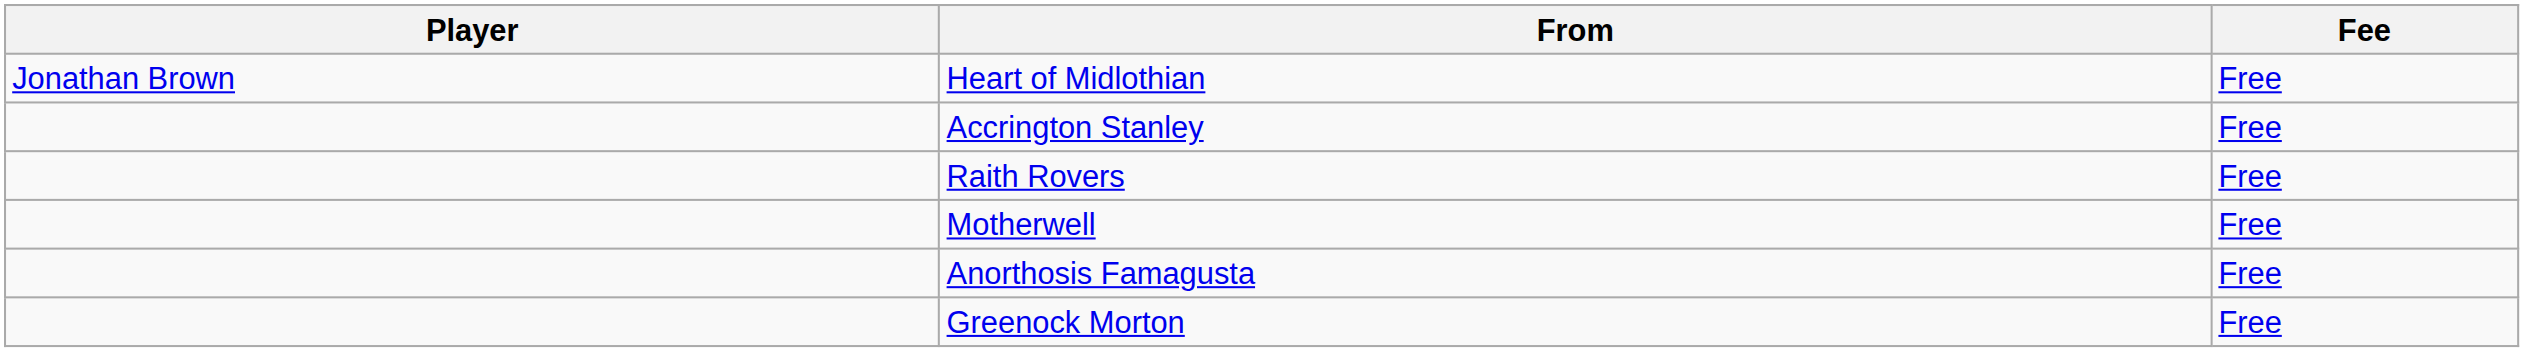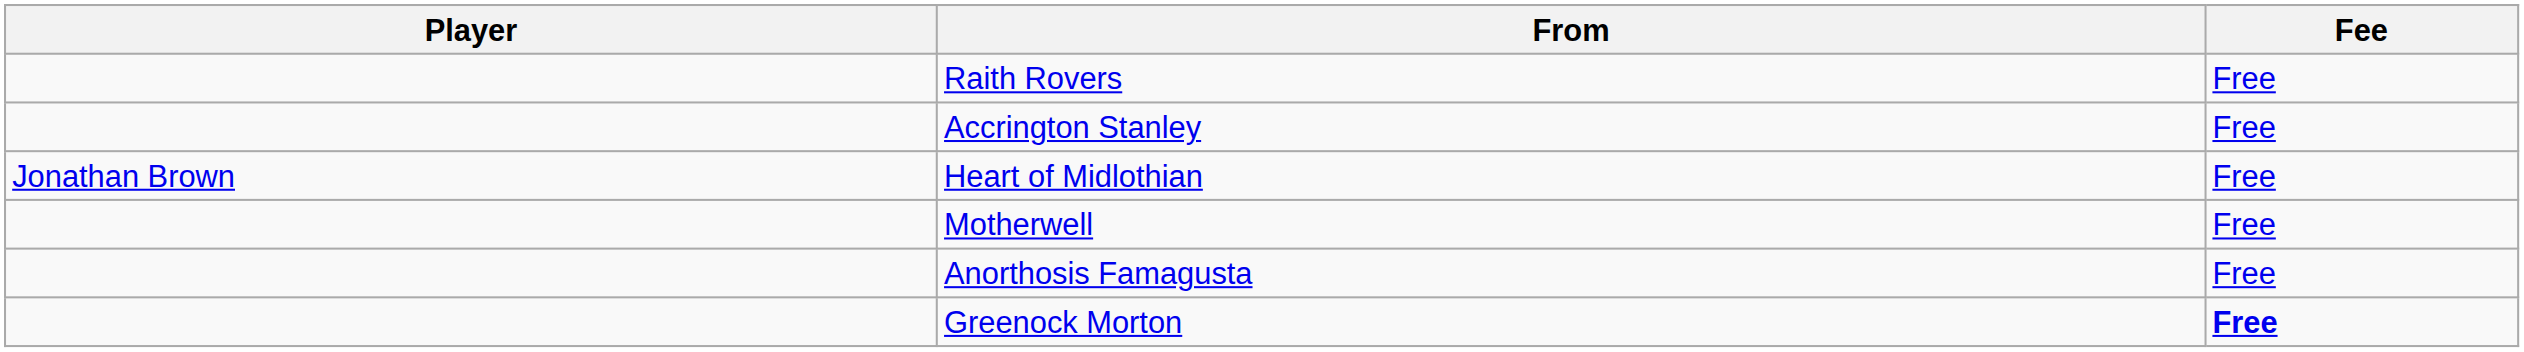rows swapped: (1076, 78) <-> (1036, 176)
(2250, 323) normal -> (2245, 323) bold
